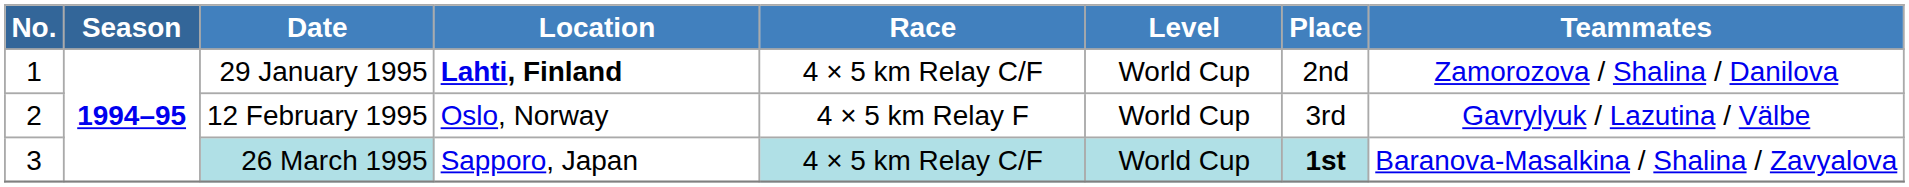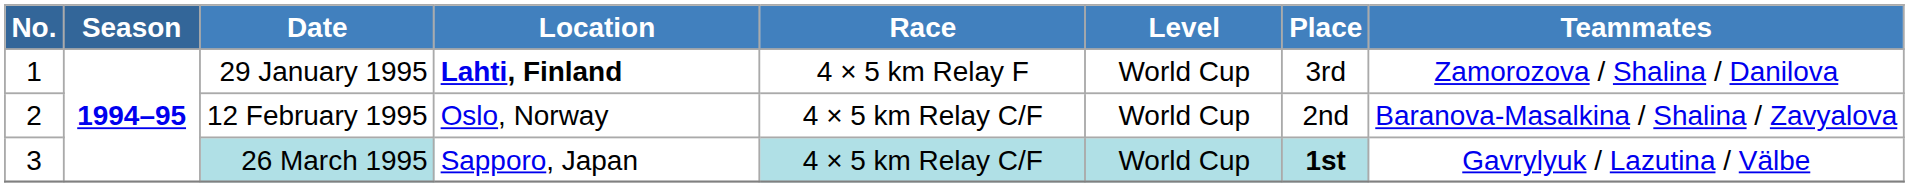(923, 72) 4 × 5 km Relay C/F -> (923, 72) 4 × 5 km Relay F
(1326, 72) 2nd -> (1326, 72) 3rd
(923, 116) 4 × 5 km Relay F -> (923, 116) 4 × 5 km Relay C/F
(1326, 116) 3rd -> (1326, 116) 2nd
(1636, 116) Gavrylyuk / Lazutina / Välbe -> (1636, 116) Baranova-Masalkina / Shalina / Zavyalova
(1636, 160) Baranova-Masalkina / Shalina / Zavyalova -> (1636, 160) Gavrylyuk / Lazutina / Välbe
